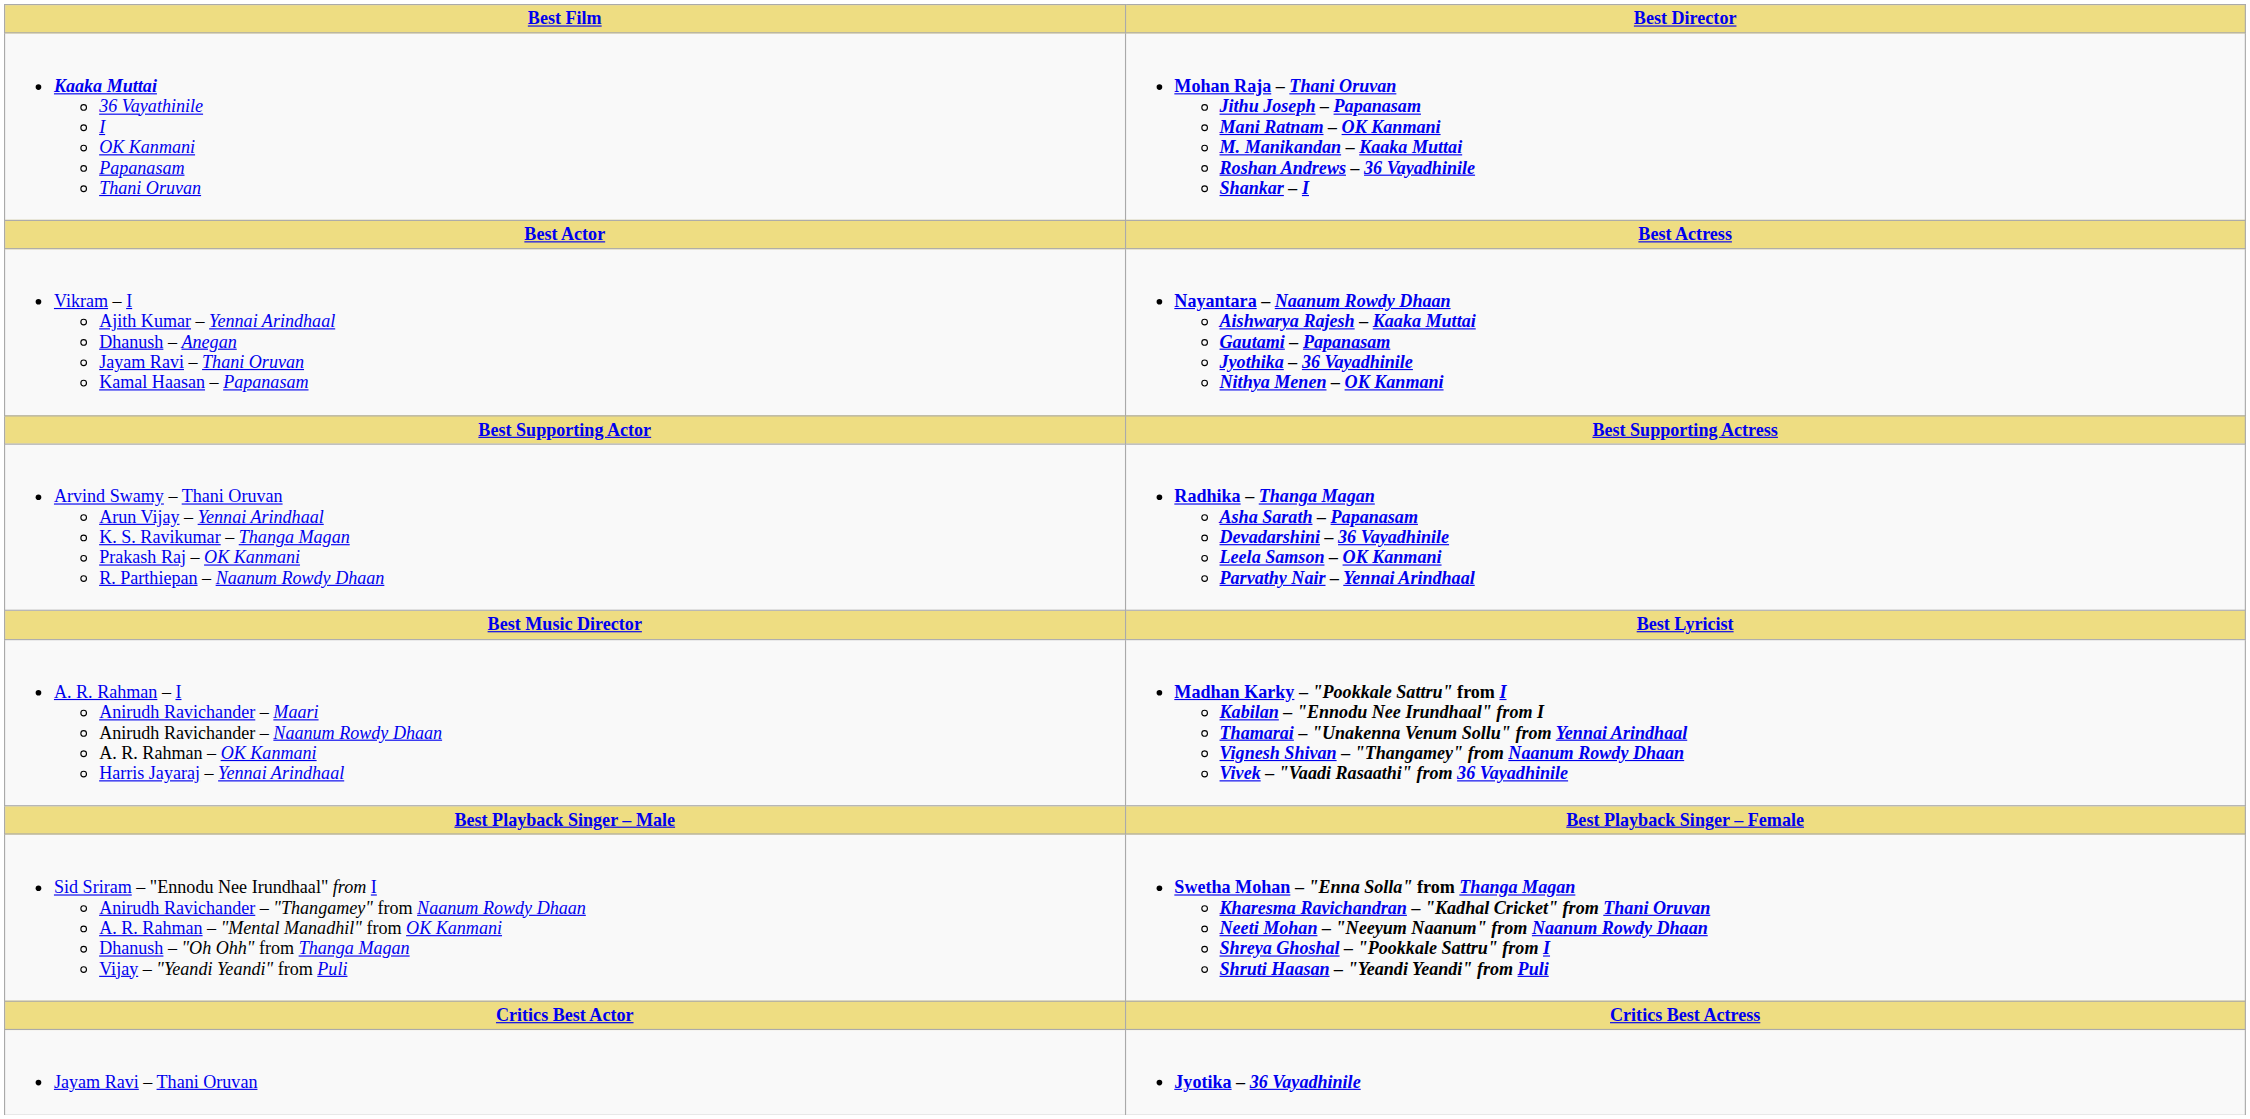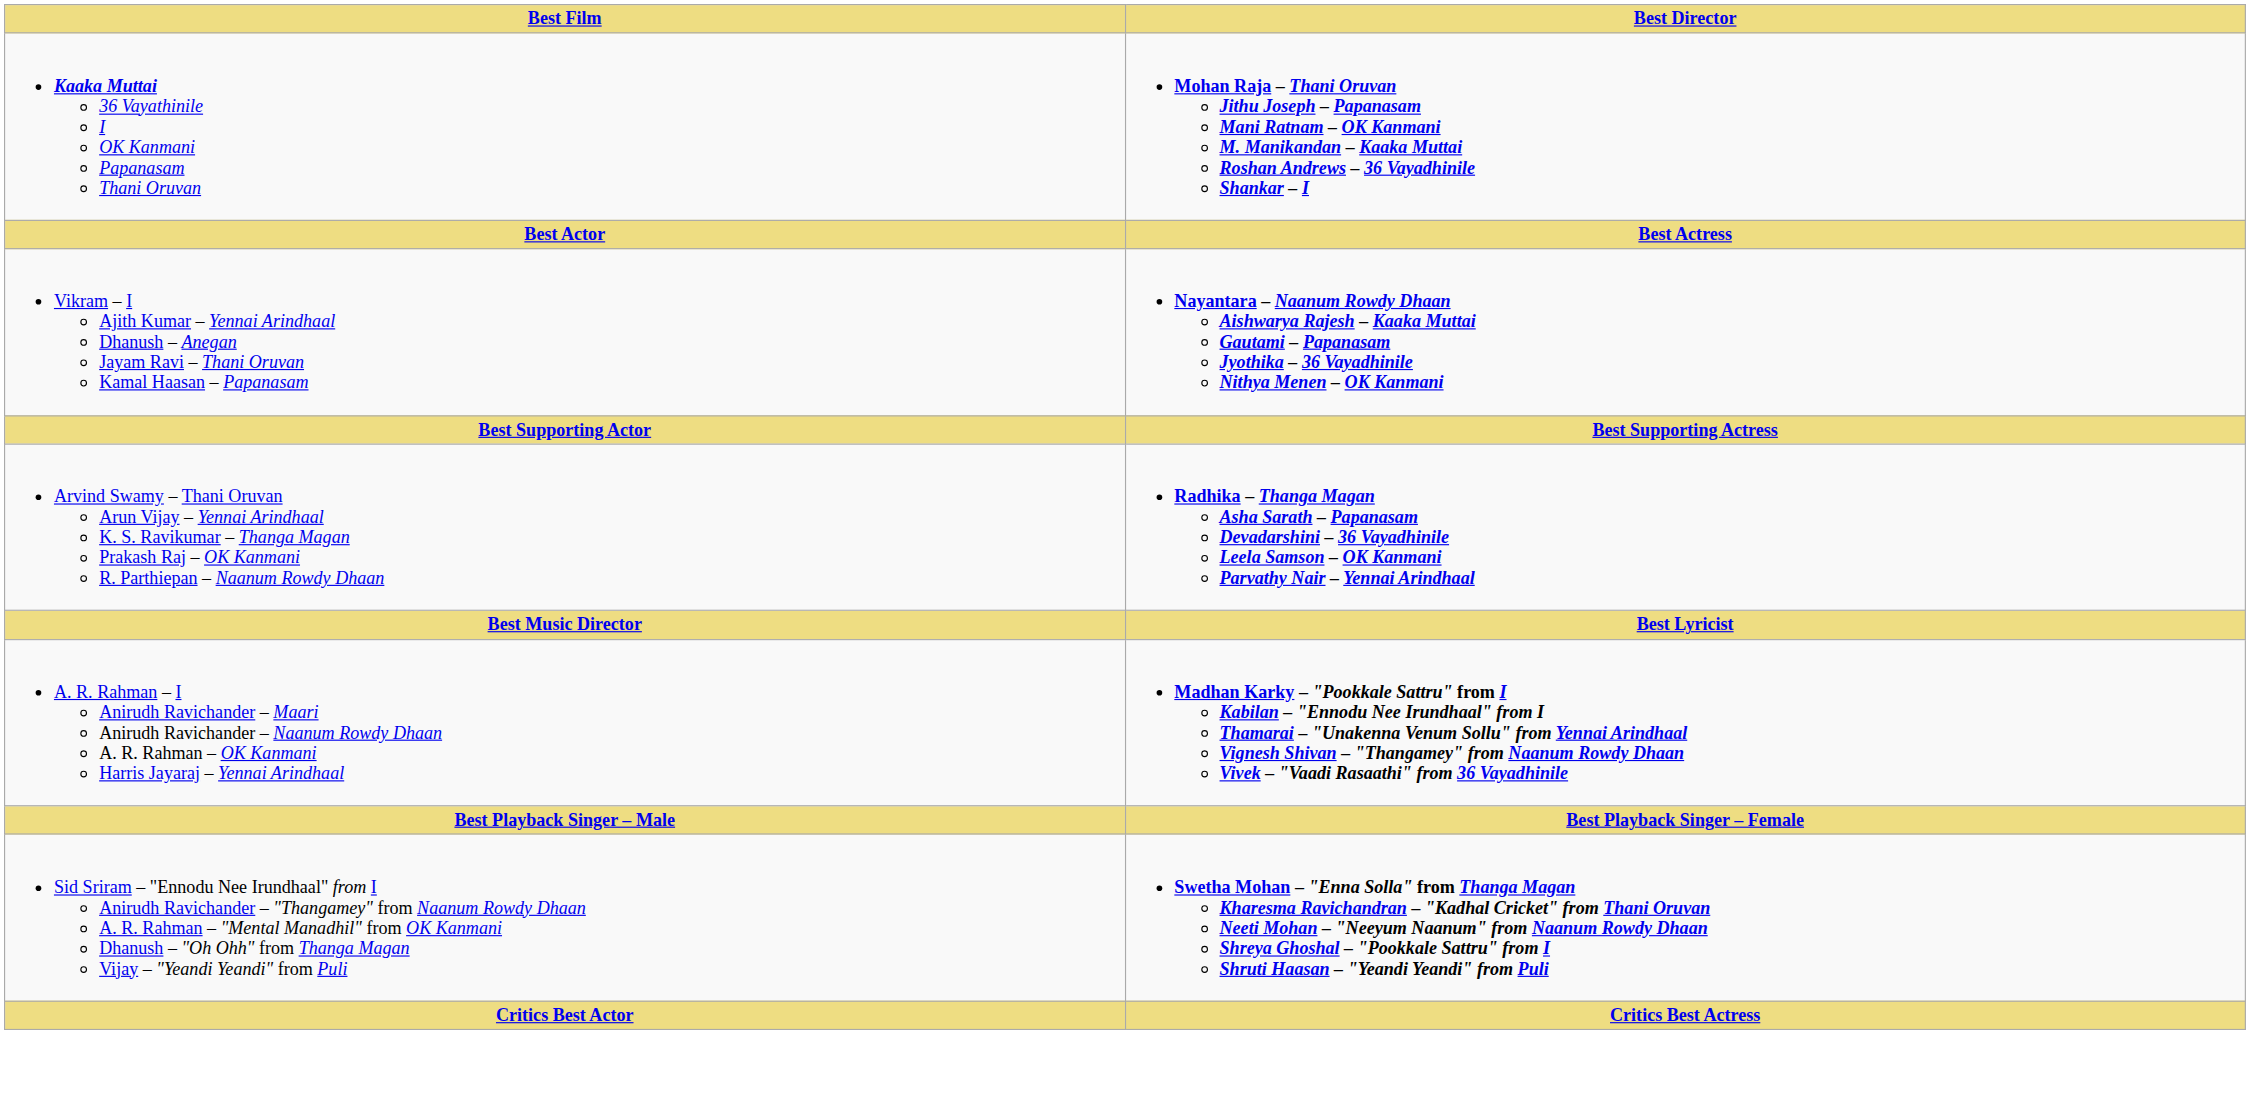- row: (565, 1082)
